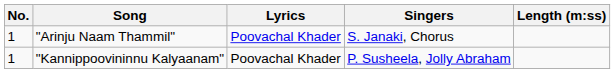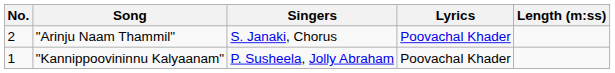columns swapped: (429, 15) <-> (286, 15)
(11, 37) 1 -> (11, 37) 2
